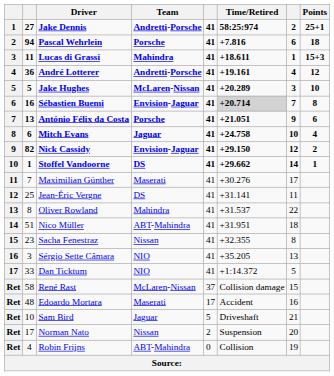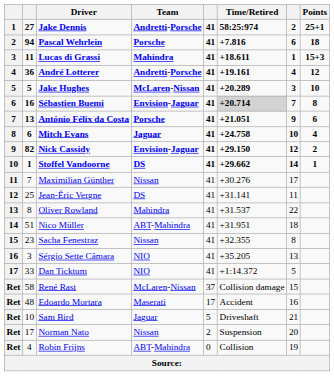(150, 179) Maserati -> (146, 179) Nissan
